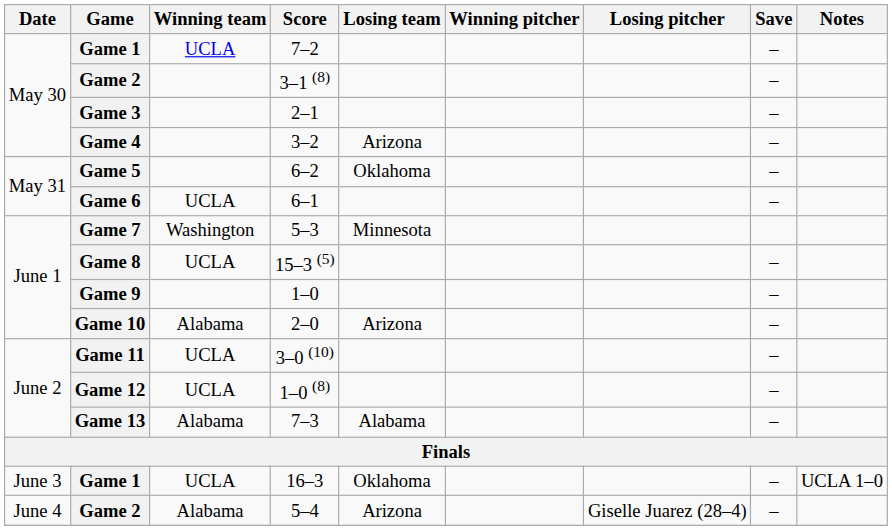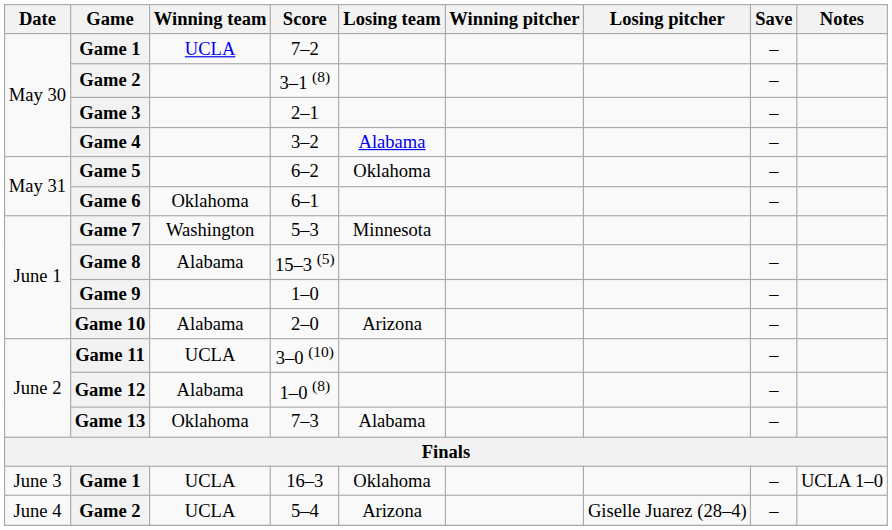(392, 141) Arizona -> (392, 141) Alabama
(210, 200) UCLA -> (210, 200) Oklahoma
(210, 262) UCLA -> (210, 262) Alabama
(210, 390) UCLA -> (210, 390) Alabama
(210, 421) Alabama -> (210, 421) Oklahoma
(210, 510) Alabama -> (210, 510) UCLA
